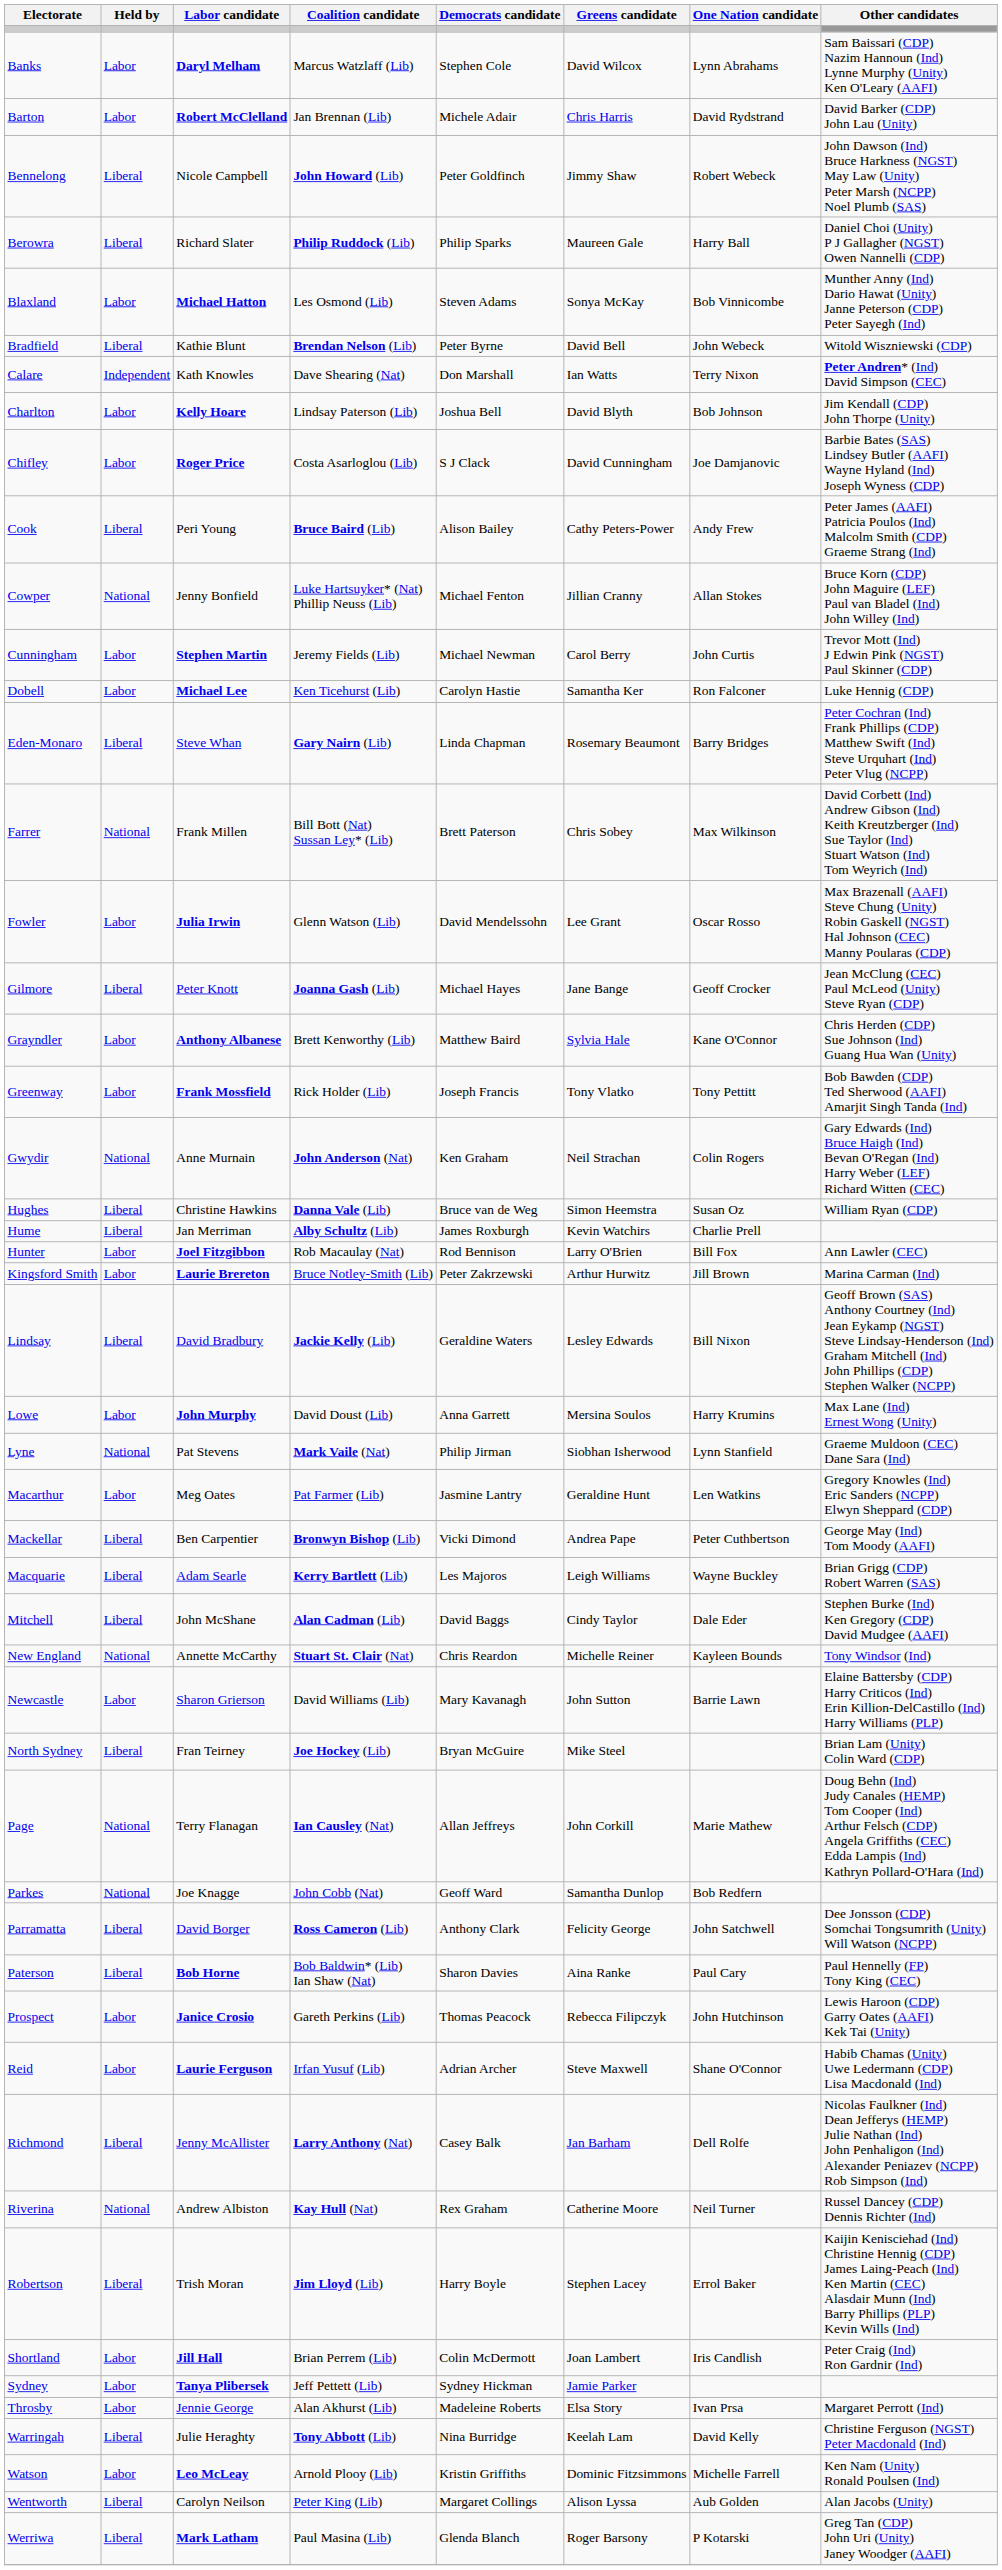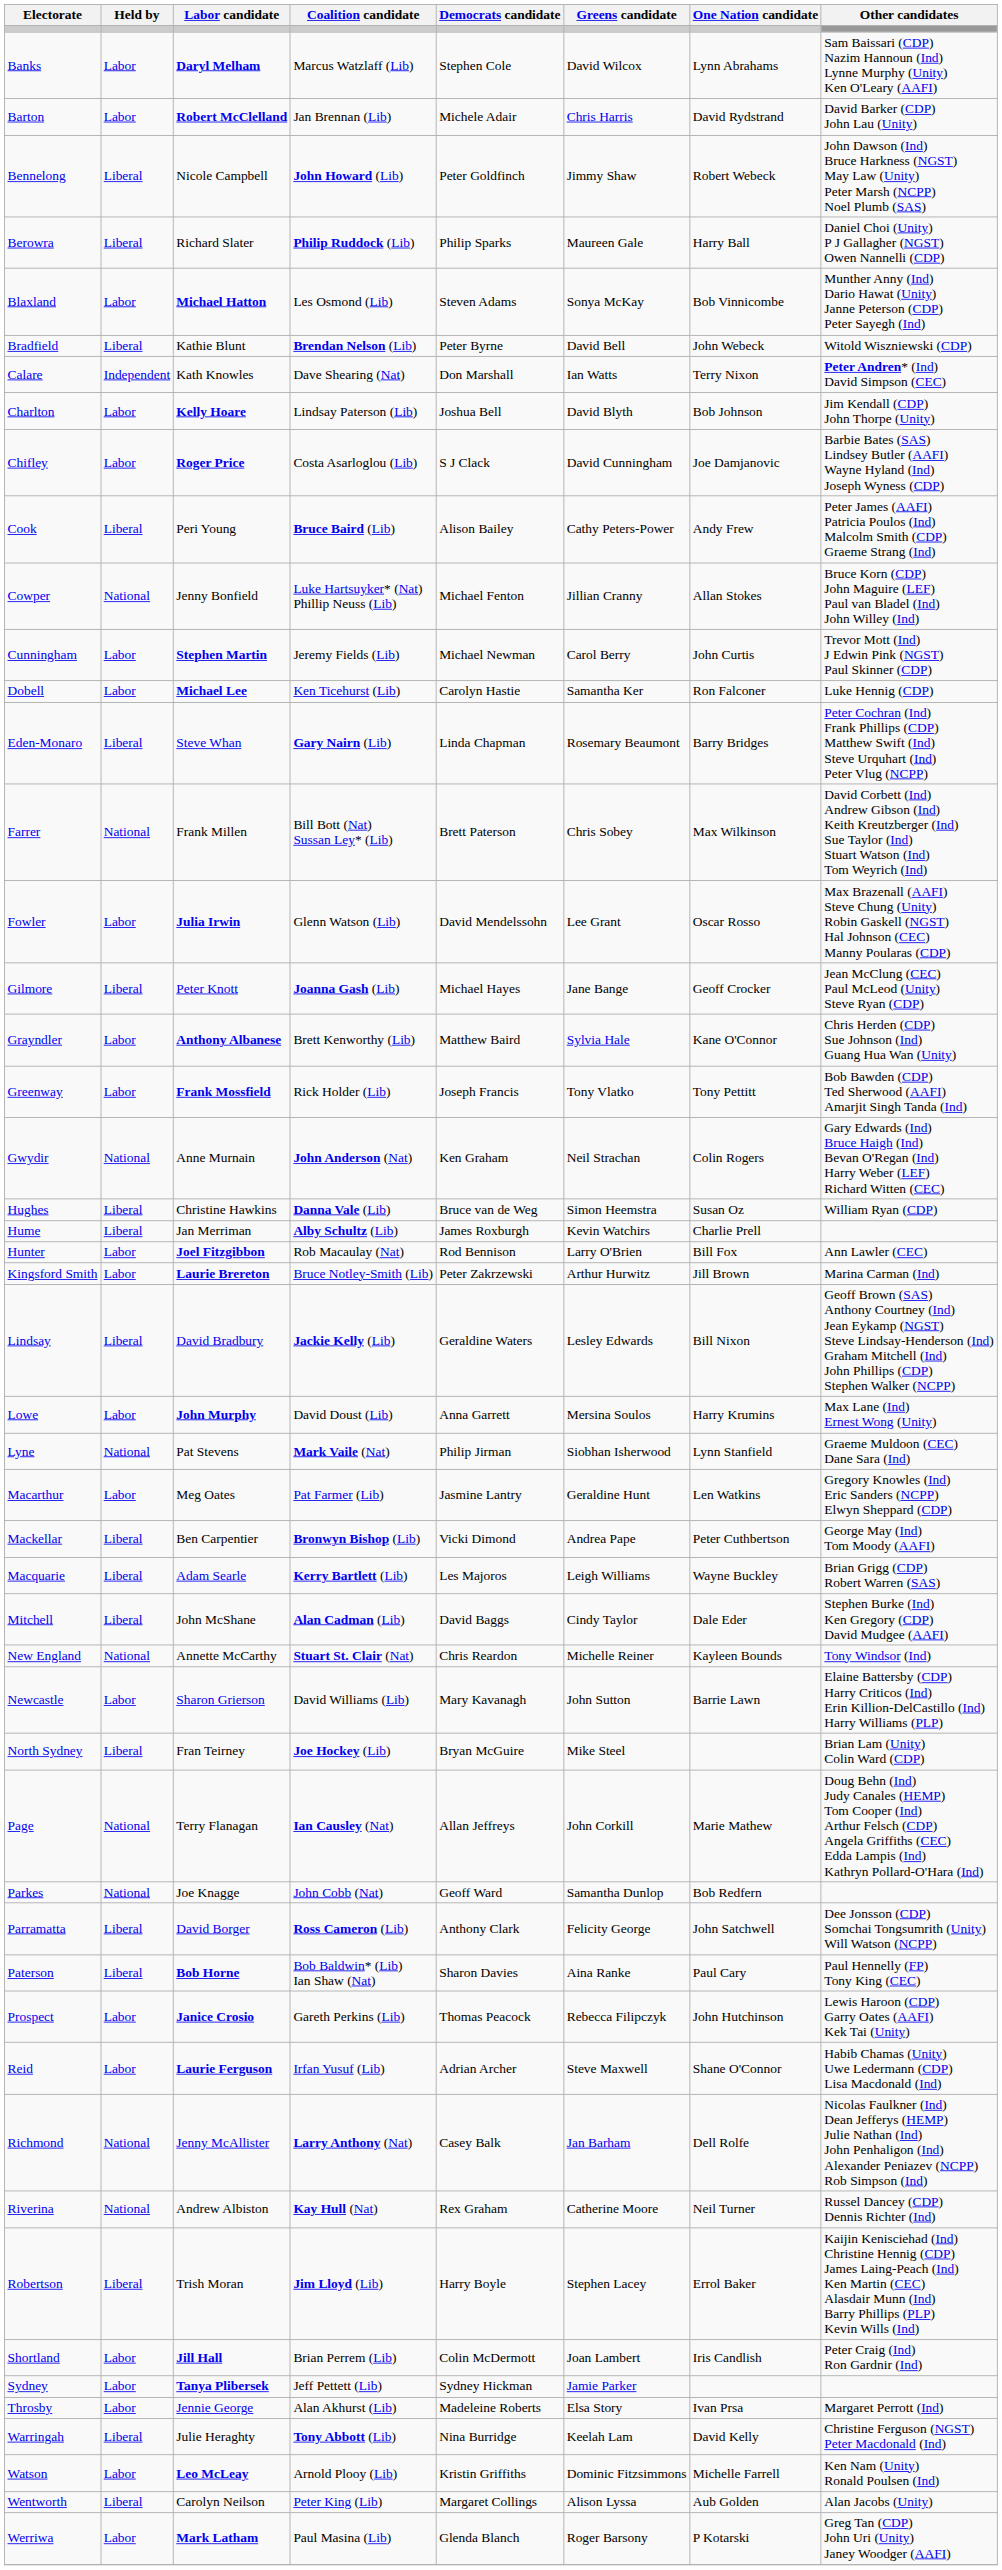(123, 2142) Liberal -> (127, 2142) National
(123, 2538) Liberal -> (120, 2538) Labor
